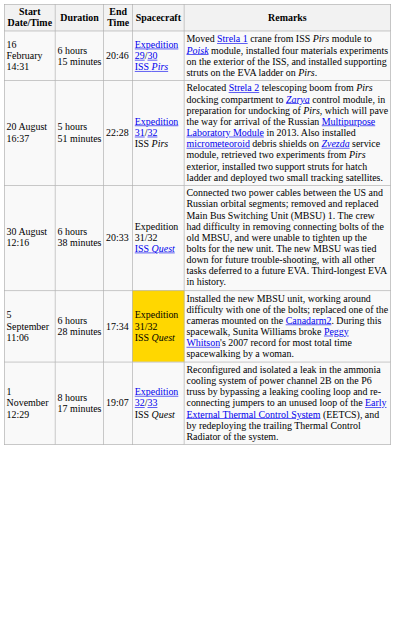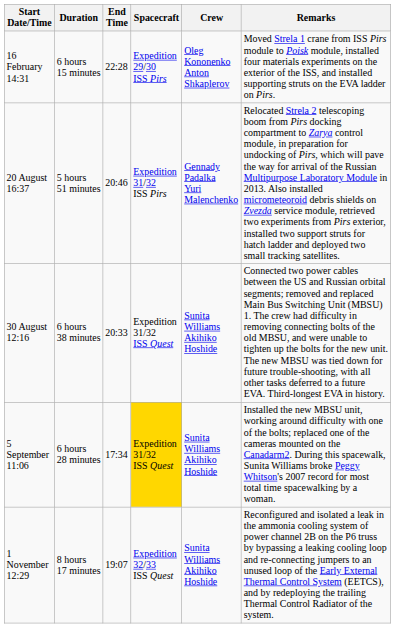+ column: (212, 17)
(117, 55) 20:46 -> (116, 67) 22:28
(117, 133) 22:28 -> (116, 183) 20:46
